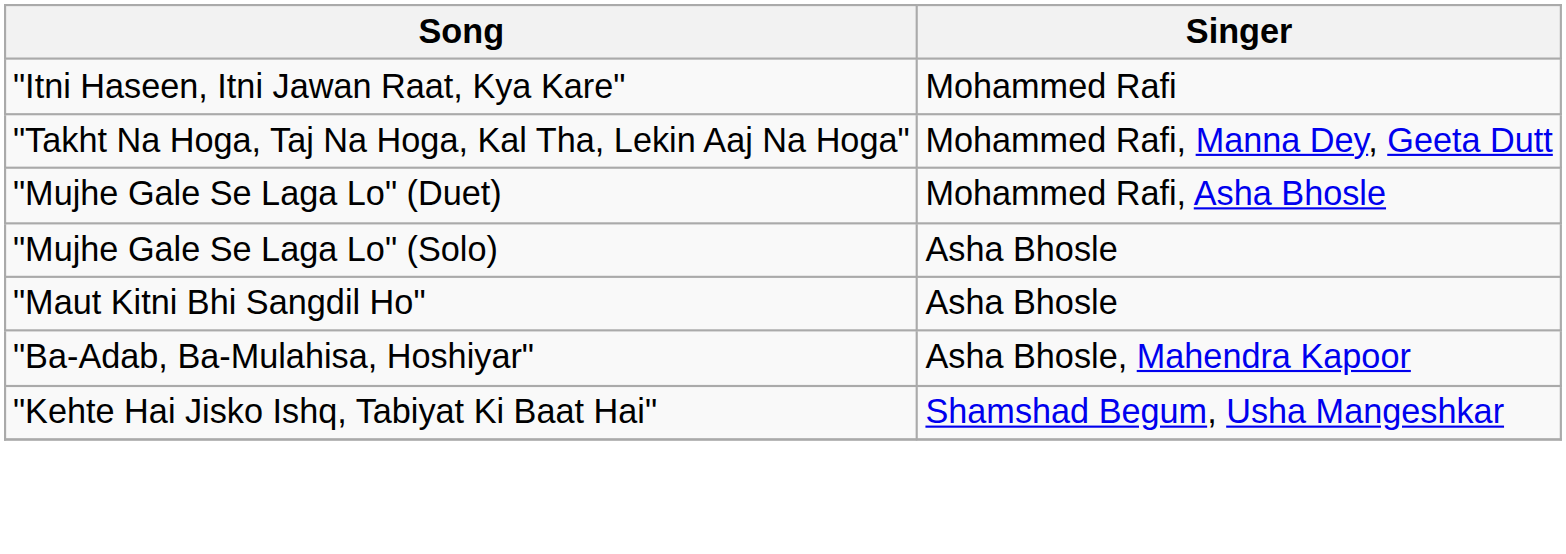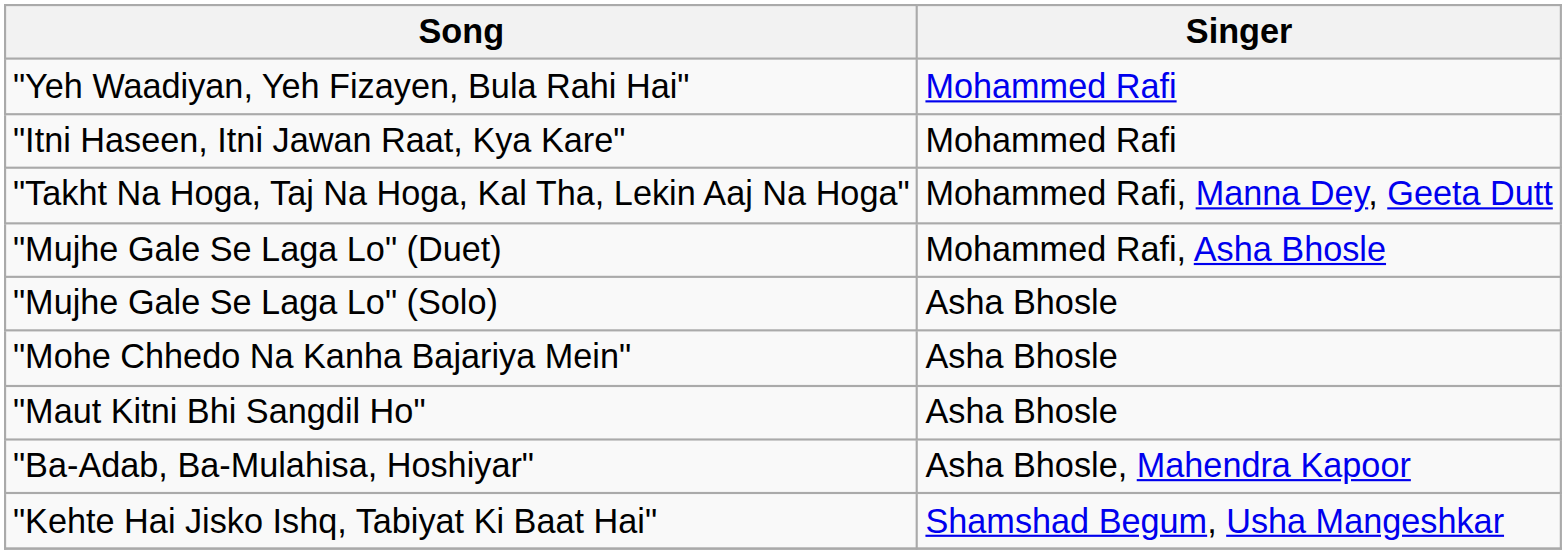+ row: (351, 85)
+ row: (322, 357)
